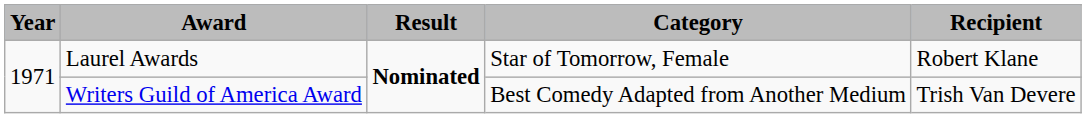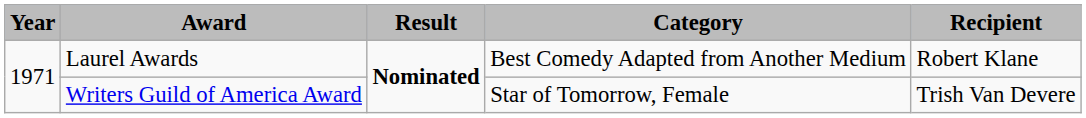(610, 58) Star of Tomorrow, Female -> (698, 58) Best Comedy Adapted from Another Medium
(698, 94) Best Comedy Adapted from Another Medium -> (610, 94) Star of Tomorrow, Female
